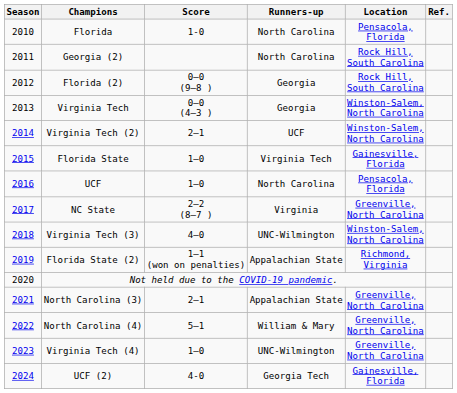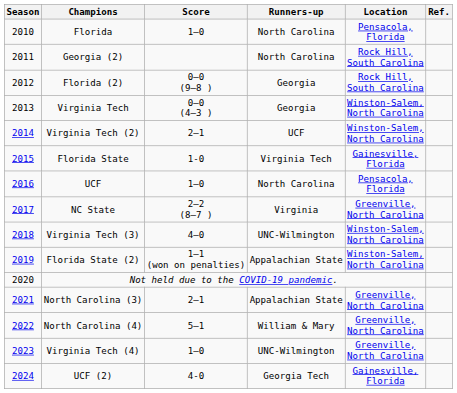(196, 32) 1-0 -> (196, 32) 1–0
(196, 159) 1–0 -> (196, 159) 1-0
(385, 260) Richmond, Virginia -> (385, 260) Winston-Salem, North Carolina
